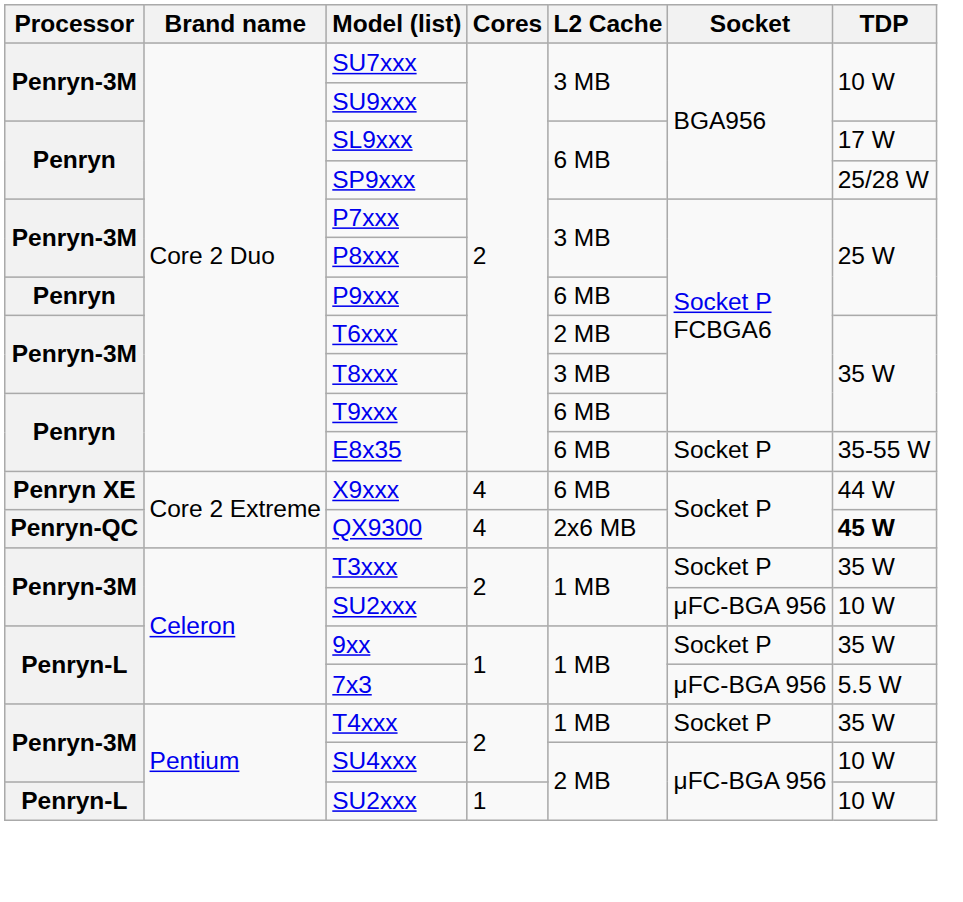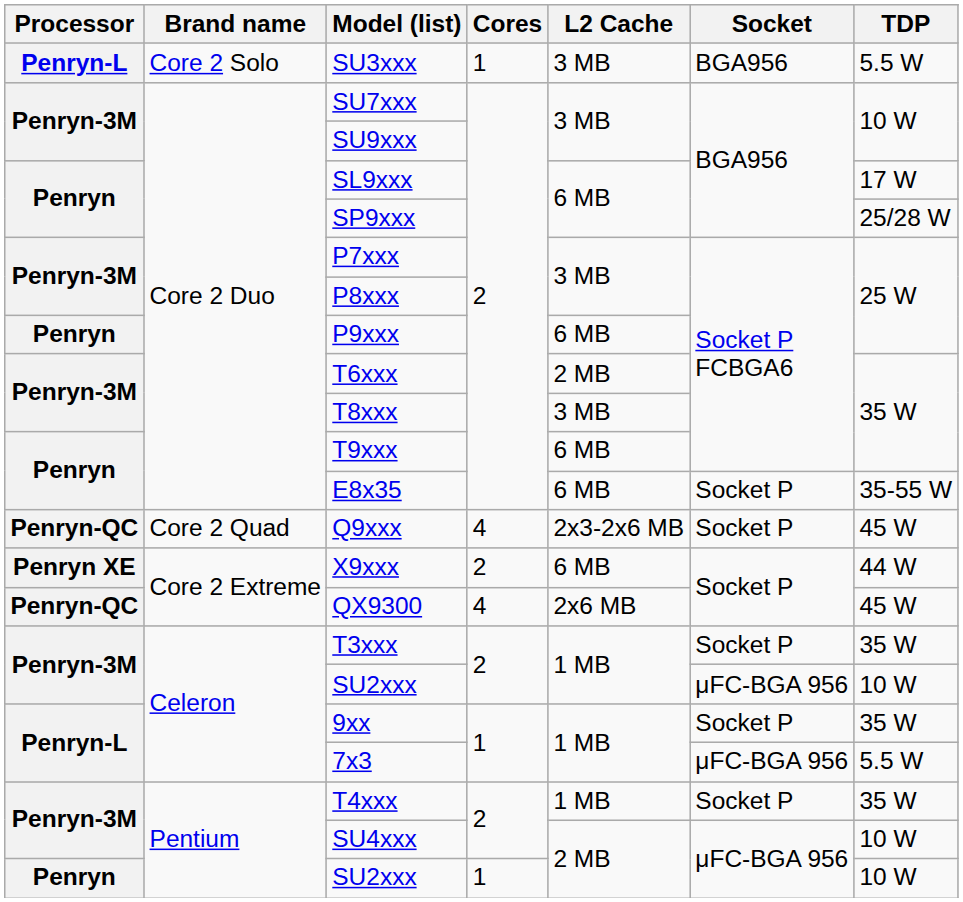+ row: (214, 62)
+ row: (220, 528)
(480, 489) 4 -> (480, 567) 2
(866, 528) bold -> (888, 606) normal
(74, 800) Penryn-L -> (74, 878) Penryn
